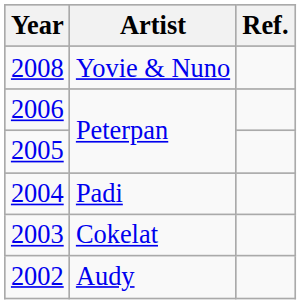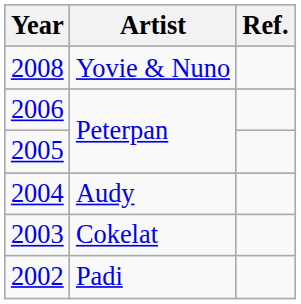(99, 192) Padi -> (105, 192) Audy
(105, 276) Audy -> (99, 276) Padi
